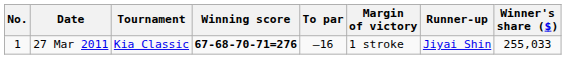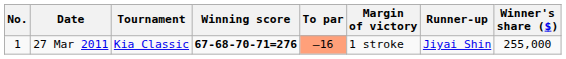(323, 45) no background -> (323, 45) lightsalmon background
(528, 45) 255,033 -> (528, 45) 255,000
